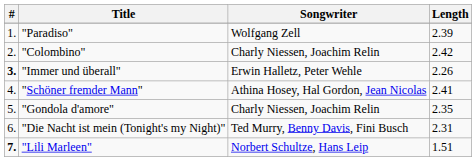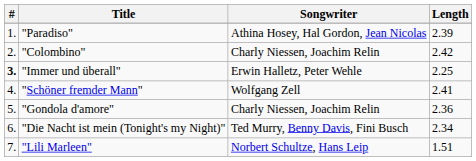(266, 33) Wolfgang Zell -> (329, 33) Athina Hosey, Hal Gordon, Jean Nicolas
(443, 71) 2.26 -> (443, 71) 2.25
(329, 90) Athina Hosey, Hal Gordon, Jean Nicolas -> (266, 90) Wolfgang Zell
(443, 109) 2.35 -> (443, 109) 2.36
(443, 128) 2.31 -> (443, 128) 2.34
(12, 147) bold -> (12, 147) normal
